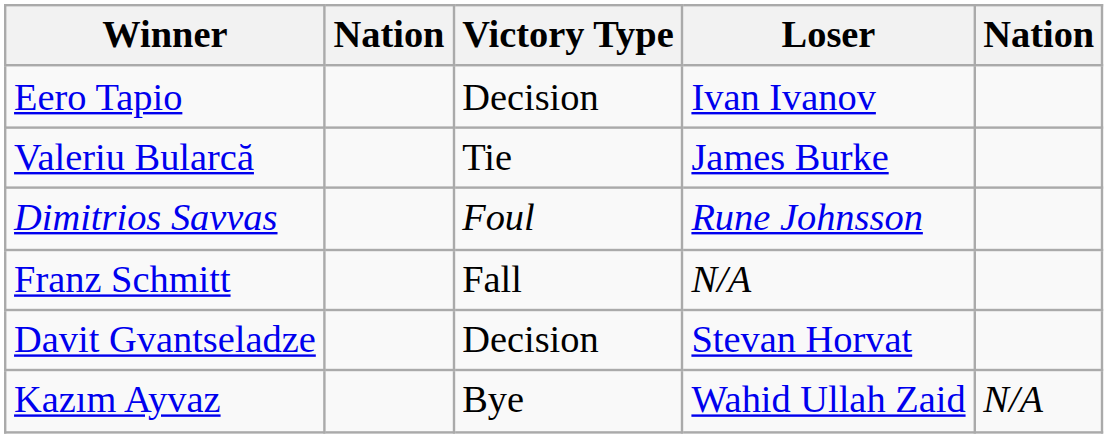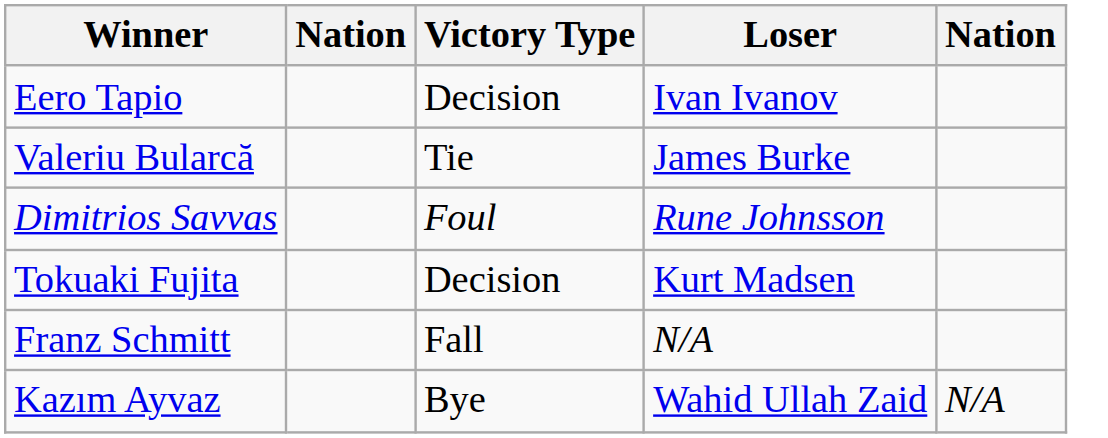+ row: (126, 278)
- row: (165, 339)
